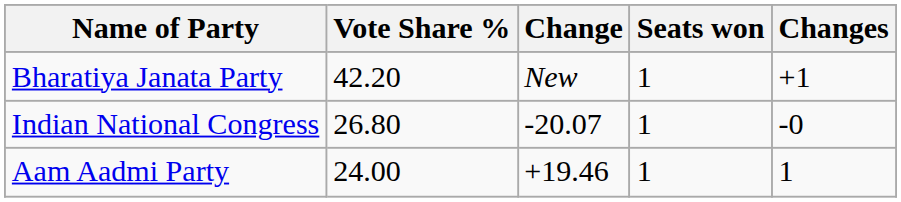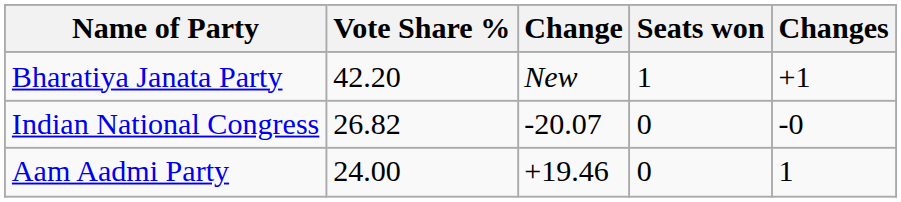(367, 123) 26.80 -> (367, 123) 26.82
(644, 123) 1 -> (644, 123) 0
(644, 171) 1 -> (644, 171) 0
